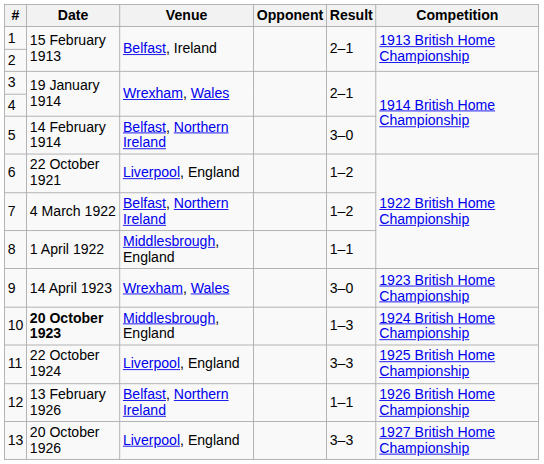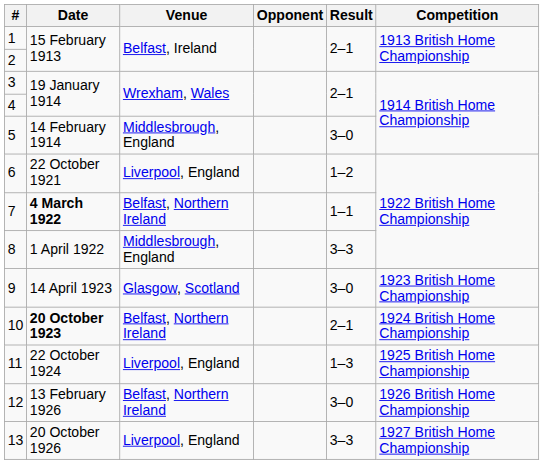(176, 135) Belfast, Northern Ireland -> (171, 135) Middlesbrough, England
(73, 211) normal -> (56, 211) bold
(341, 211) 1–2 -> (341, 211) 1–1
(341, 249) 1–1 -> (341, 249) 3–3
(176, 287) Wrexham, Wales -> (181, 287) Glasgow, Scotland
(171, 326) Middlesbrough, England -> (176, 326) Belfast, Northern Ireland
(341, 326) 1–3 -> (341, 326) 2–1
(341, 364) 3–3 -> (341, 364) 1–3
(341, 402) 1–1 -> (341, 402) 3–0
